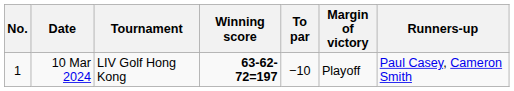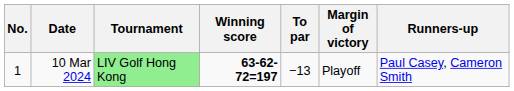(137, 70) no background -> (137, 70) lightgreen background
(300, 70) −10 -> (300, 70) −13
